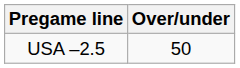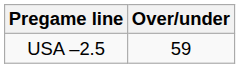(181, 48) 50 -> (181, 48) 59
